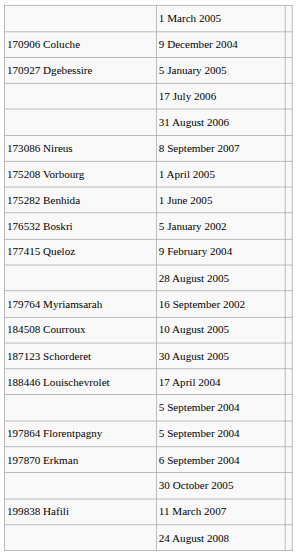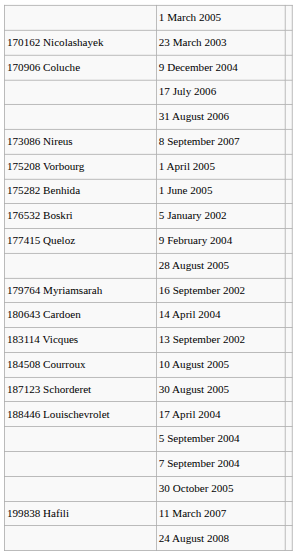+ row: (55, 42)
- row: (50, 70)
+ row: (44, 315)
+ row: (43, 340)
+ row: (80, 464)
- row: (55, 433)
- row: (43, 459)
